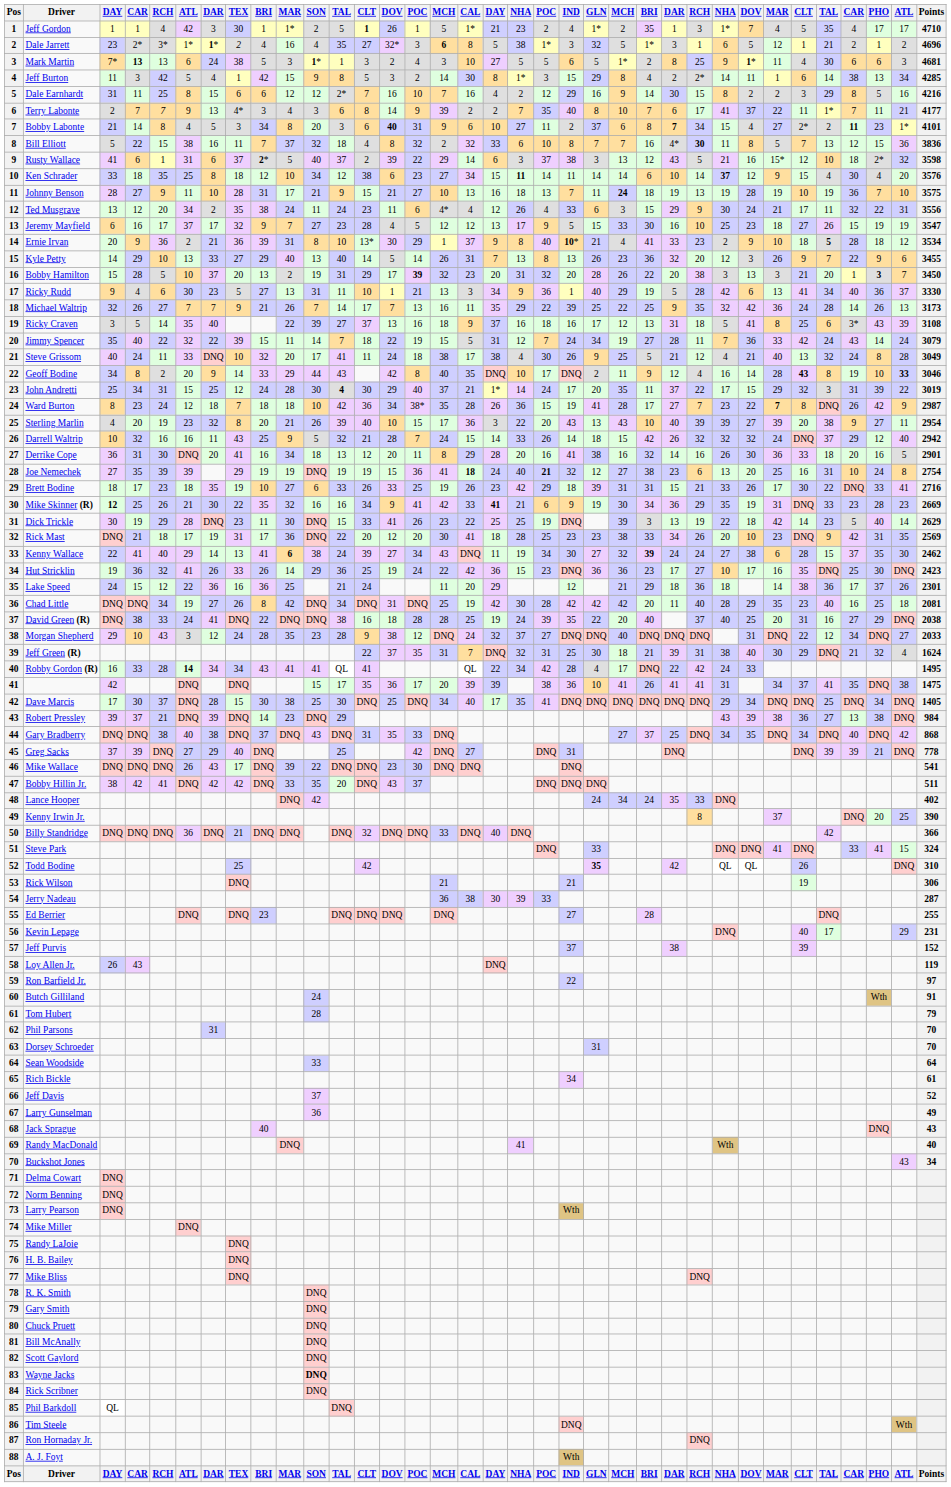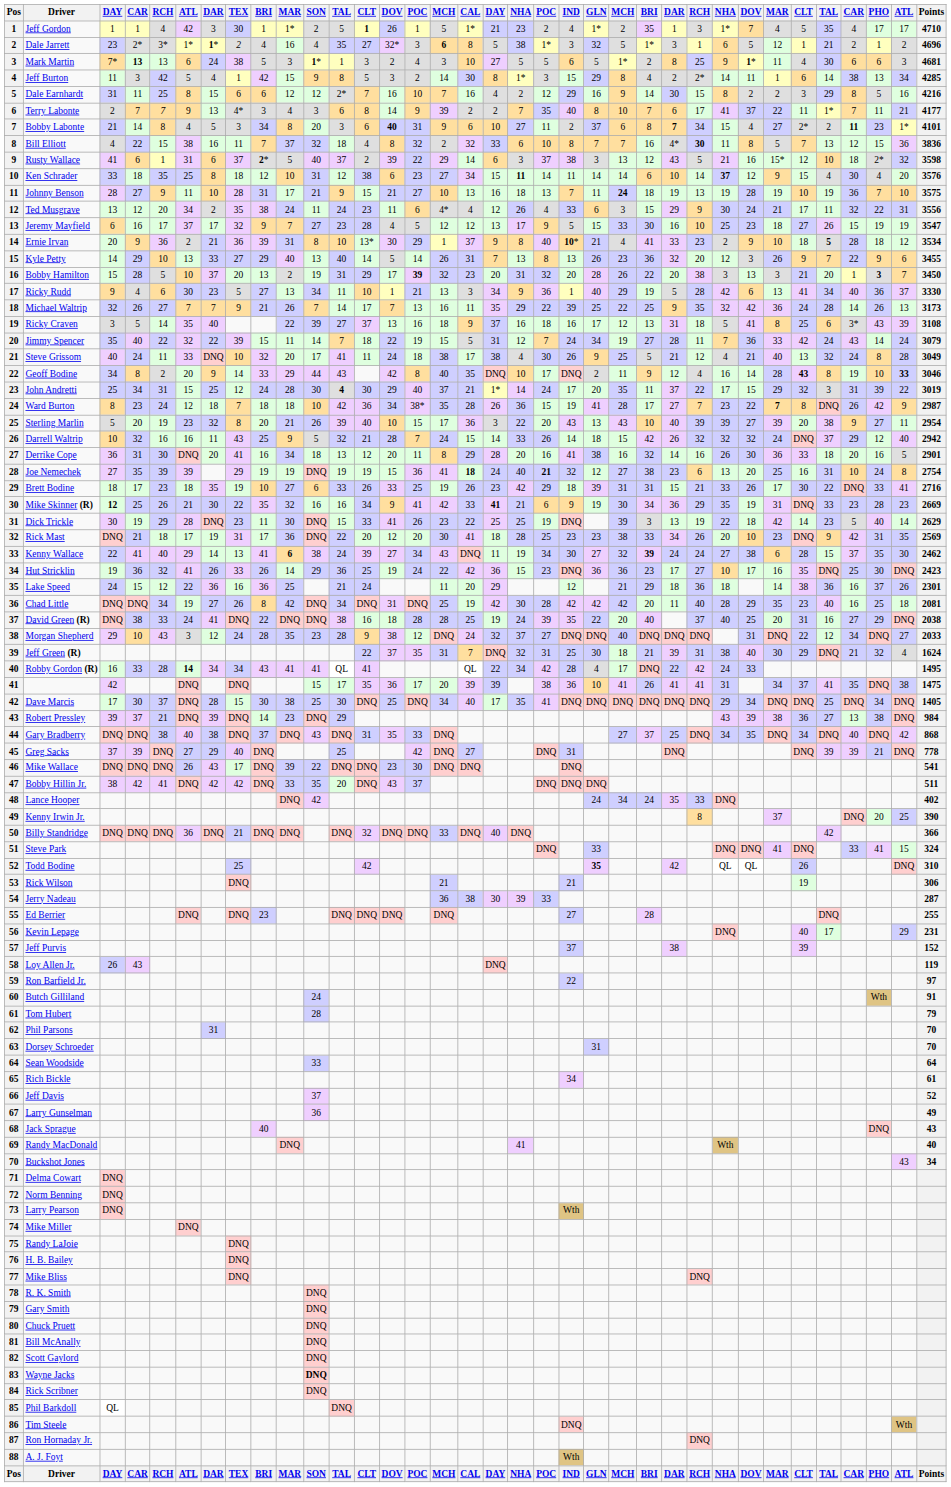(112, 144) 5 -> (112, 144) 4
(316, 176) 34 -> (316, 176) 31
(316, 291) 31 -> (316, 291) 34
(112, 423) 4 -> (112, 423) 5
(854, 587) 17 -> (854, 587) 16
